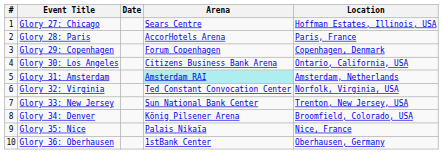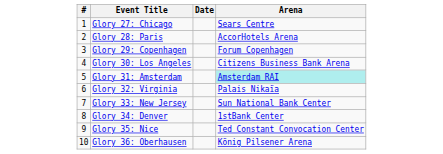- column: (366, 11)
(218, 90) Ted Constant Convocation Center -> (248, 90) Palais Nikaïa
(192, 116) König Pilsener Arena -> (251, 116) 1stBank Center
(176, 129) Palais Nikaïa -> (291, 129) Ted Constant Convocation Center
(178, 142) 1stBank Center -> (265, 142) König Pilsener Arena
